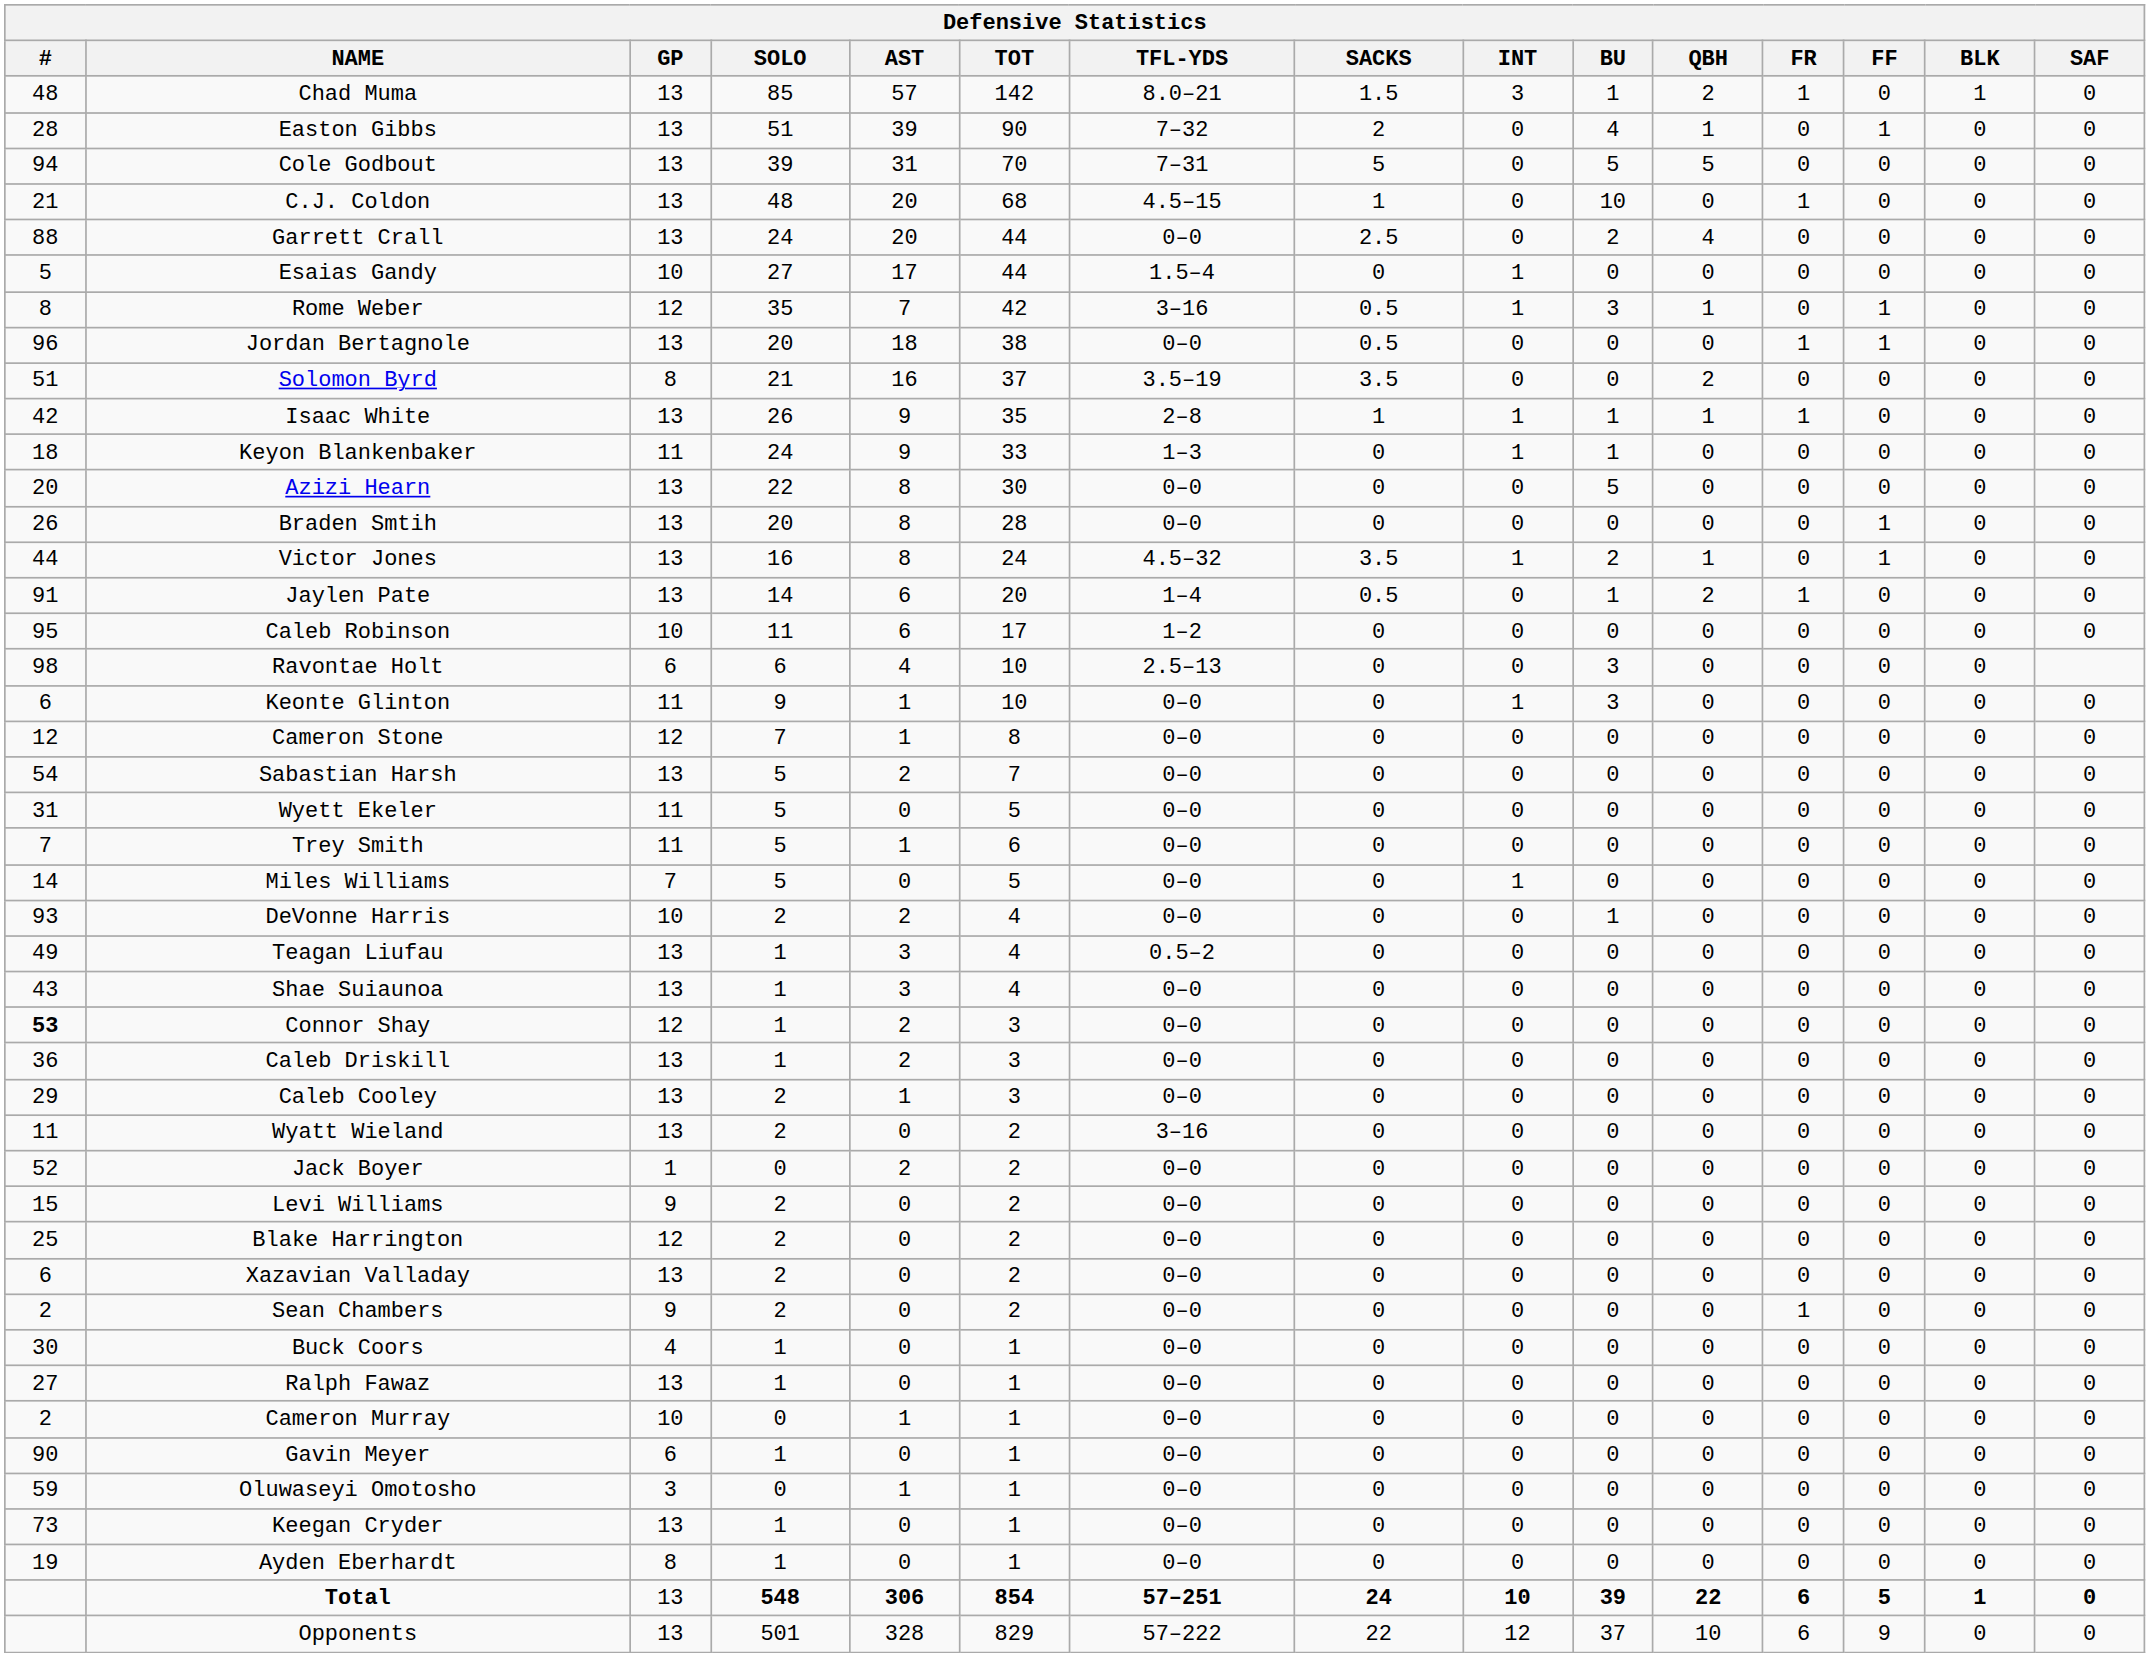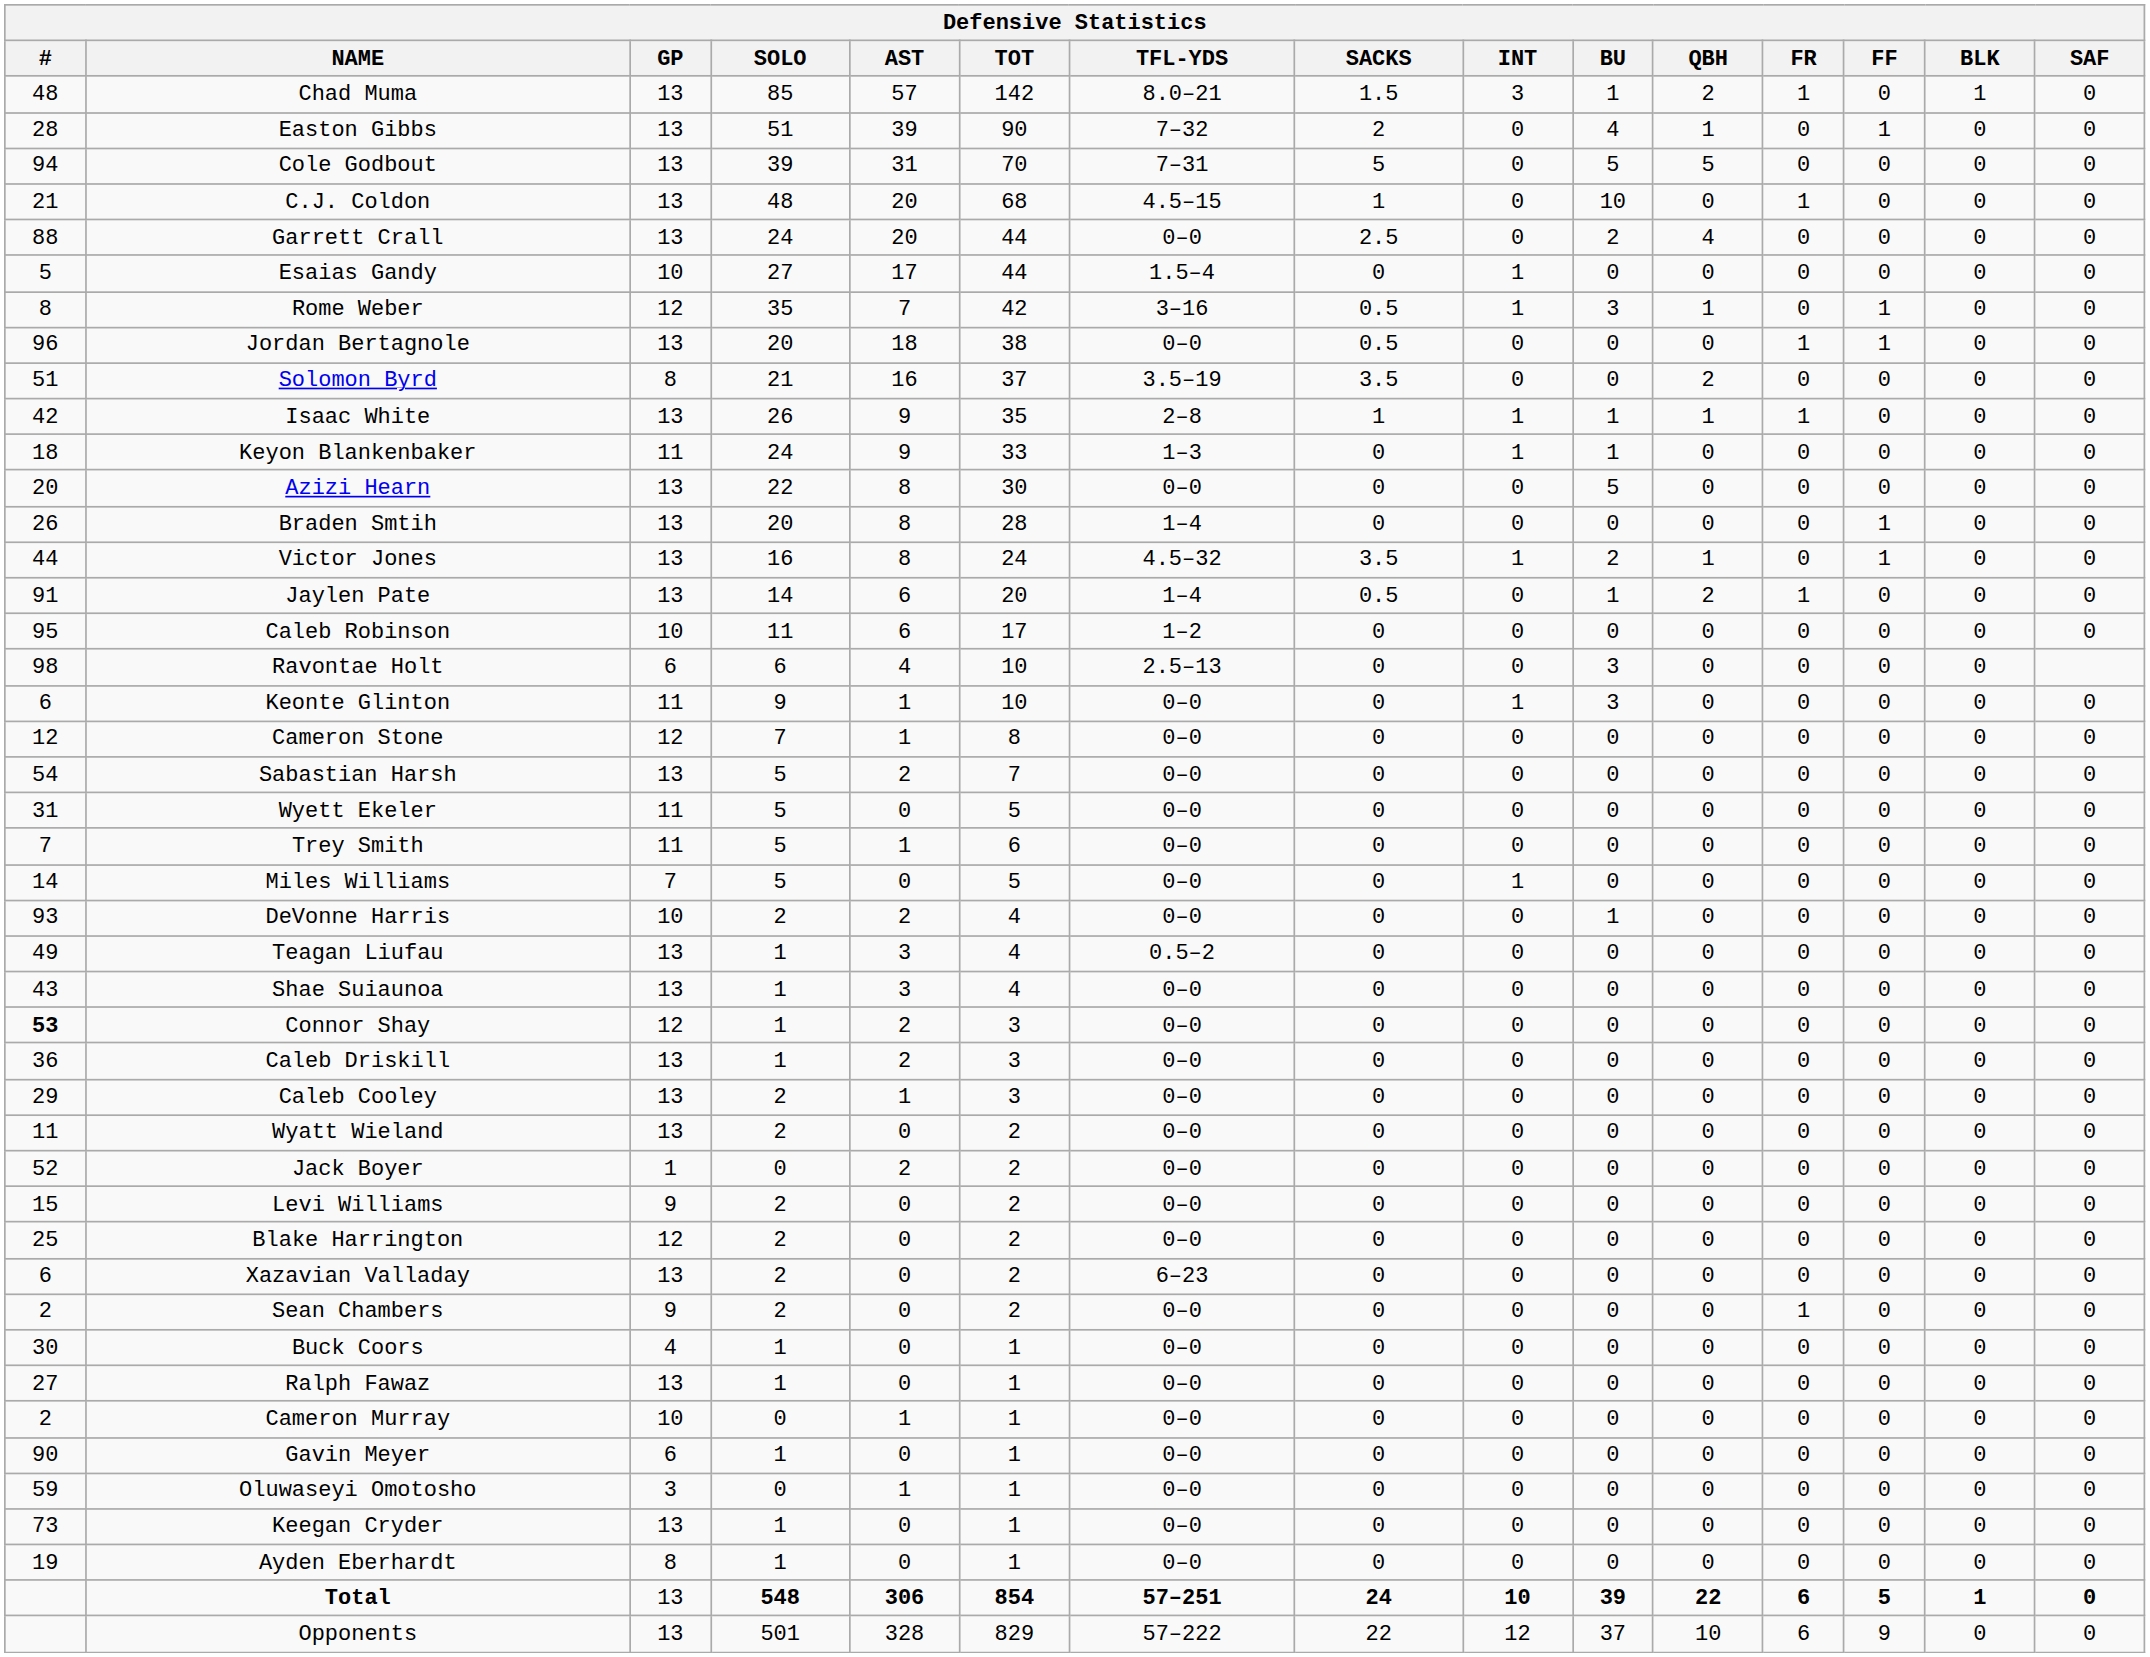(1182, 524) 0–0 -> (1182, 524) 1–4
(1182, 1133) 3–16 -> (1182, 1133) 0–0
(1182, 1276) 0–0 -> (1182, 1276) 6–23
